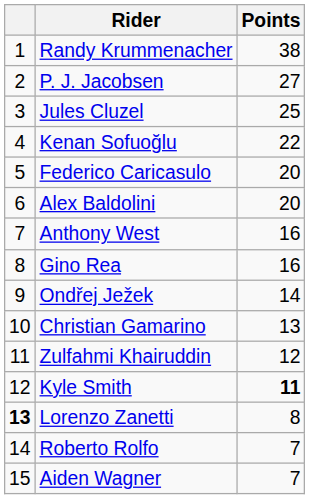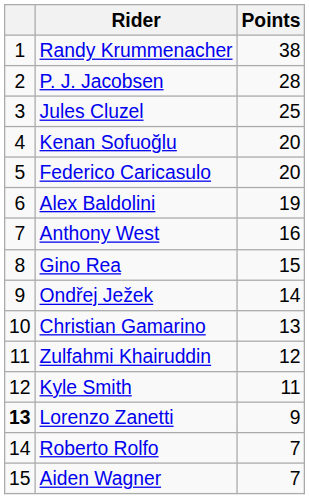(290, 81) 27 -> (290, 81) 28
(290, 142) 22 -> (290, 142) 20
(290, 203) 20 -> (290, 203) 19
(290, 265) 16 -> (290, 265) 15
(290, 387) bold -> (290, 387) normal
(295, 417) 8 -> (295, 417) 9
